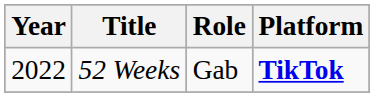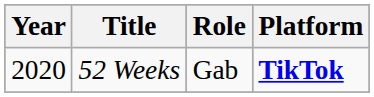(39, 69) 2022 -> (39, 69) 2020
